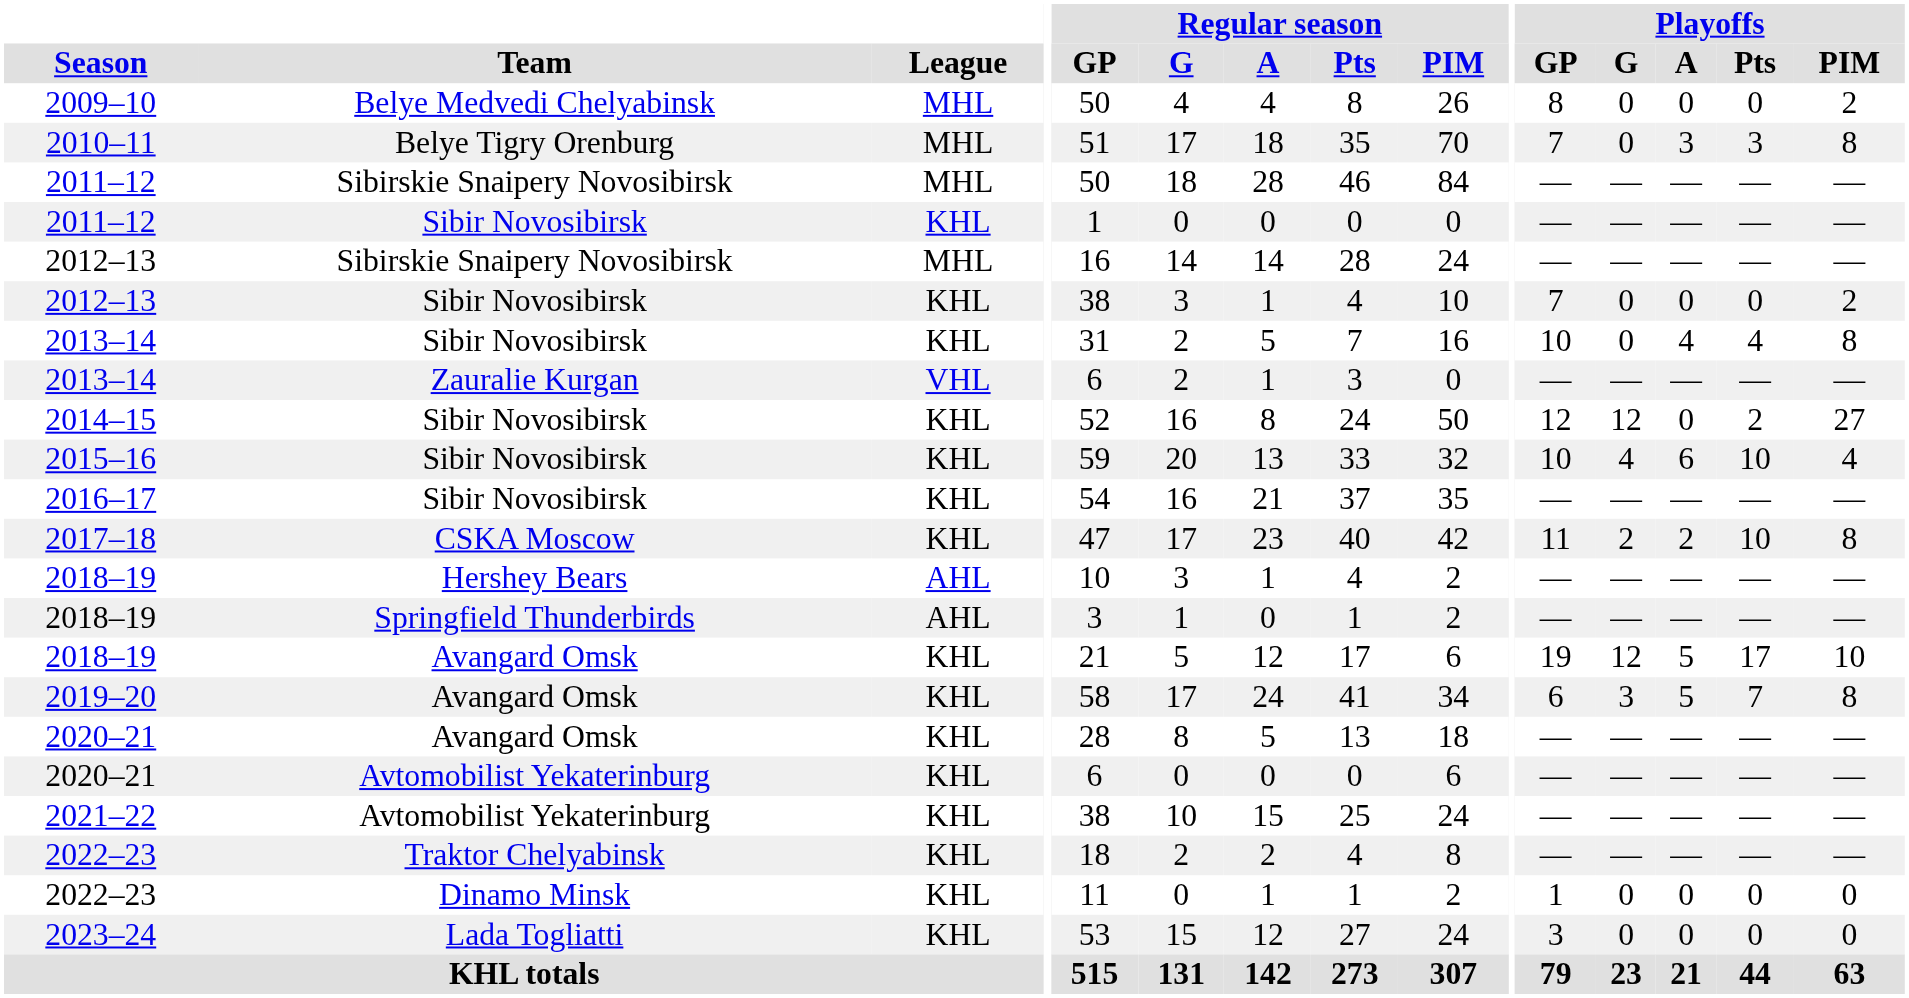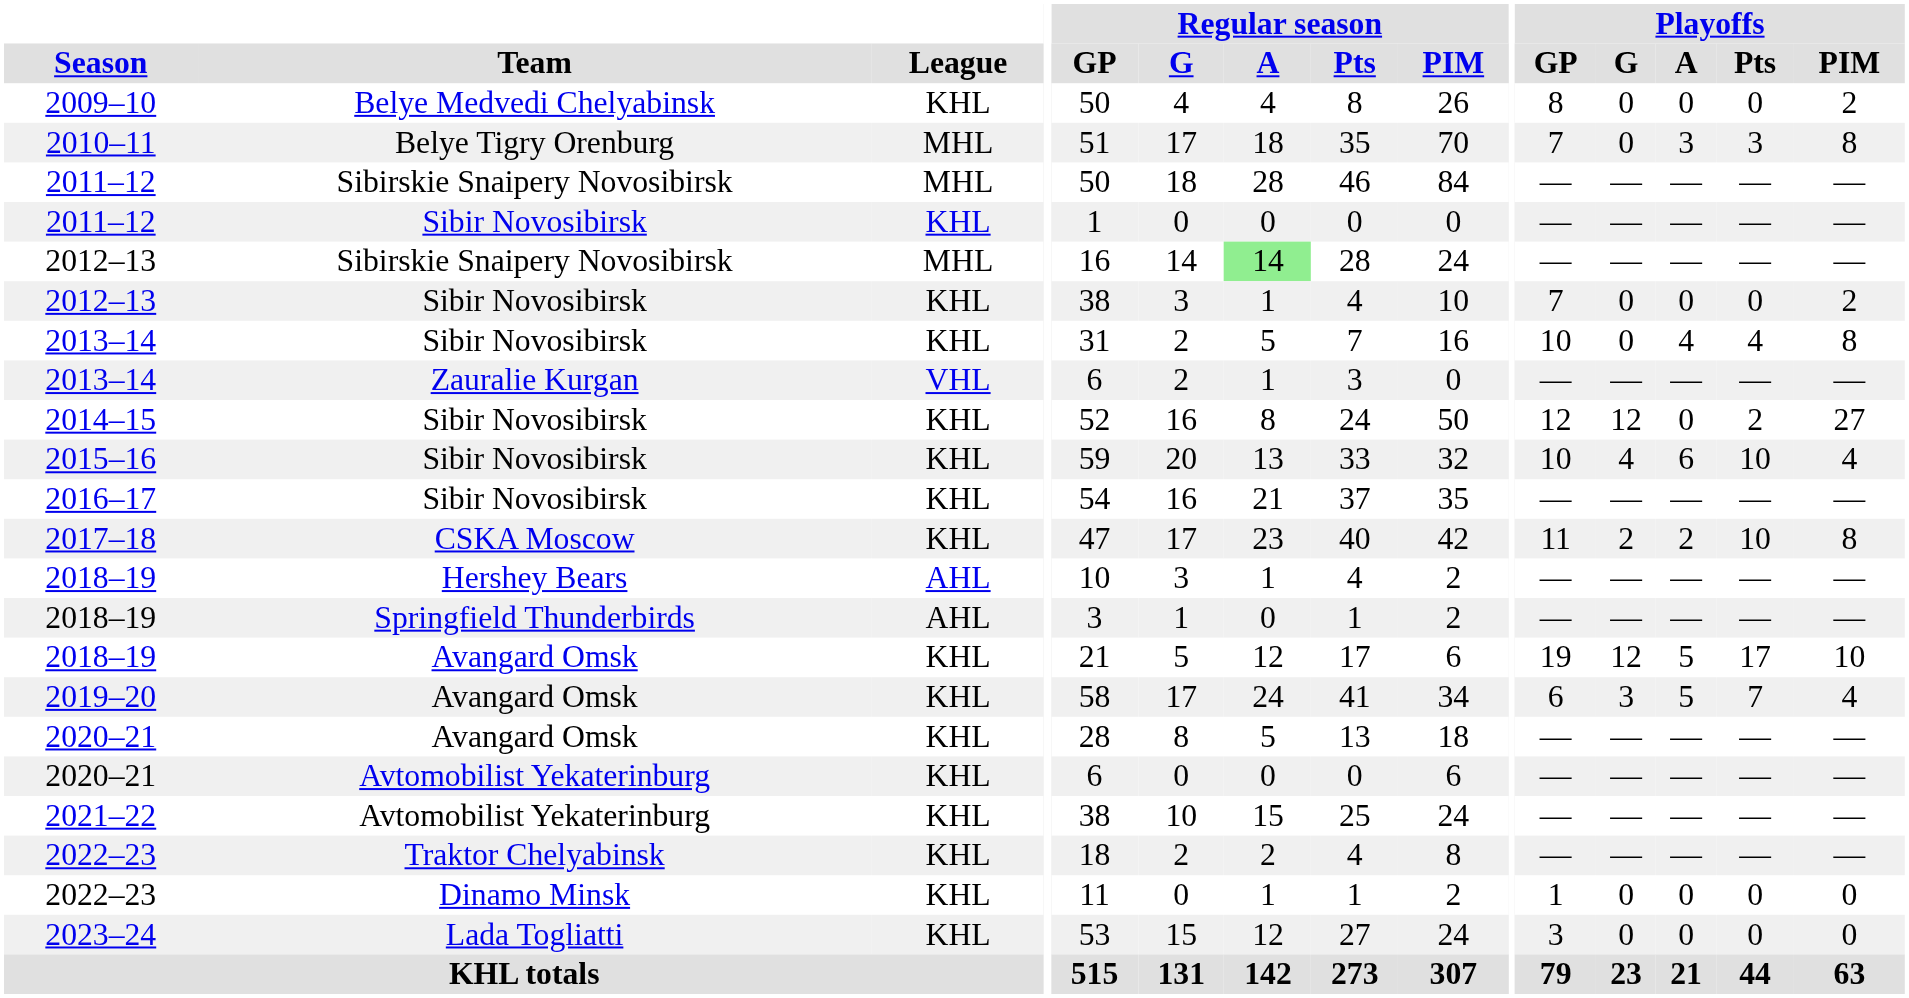(958, 102) MHL -> (958, 102) KHL
(1268, 260) no background -> (1268, 260) lightgreen background
(1849, 696) 8 -> (1849, 696) 4
